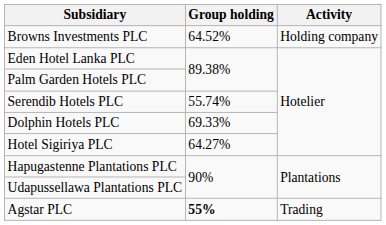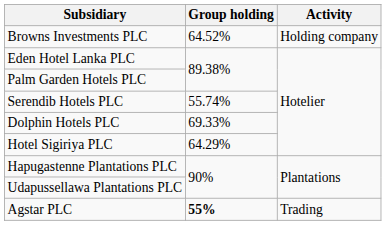(209, 144) 64.27% -> (209, 144) 64.29%
